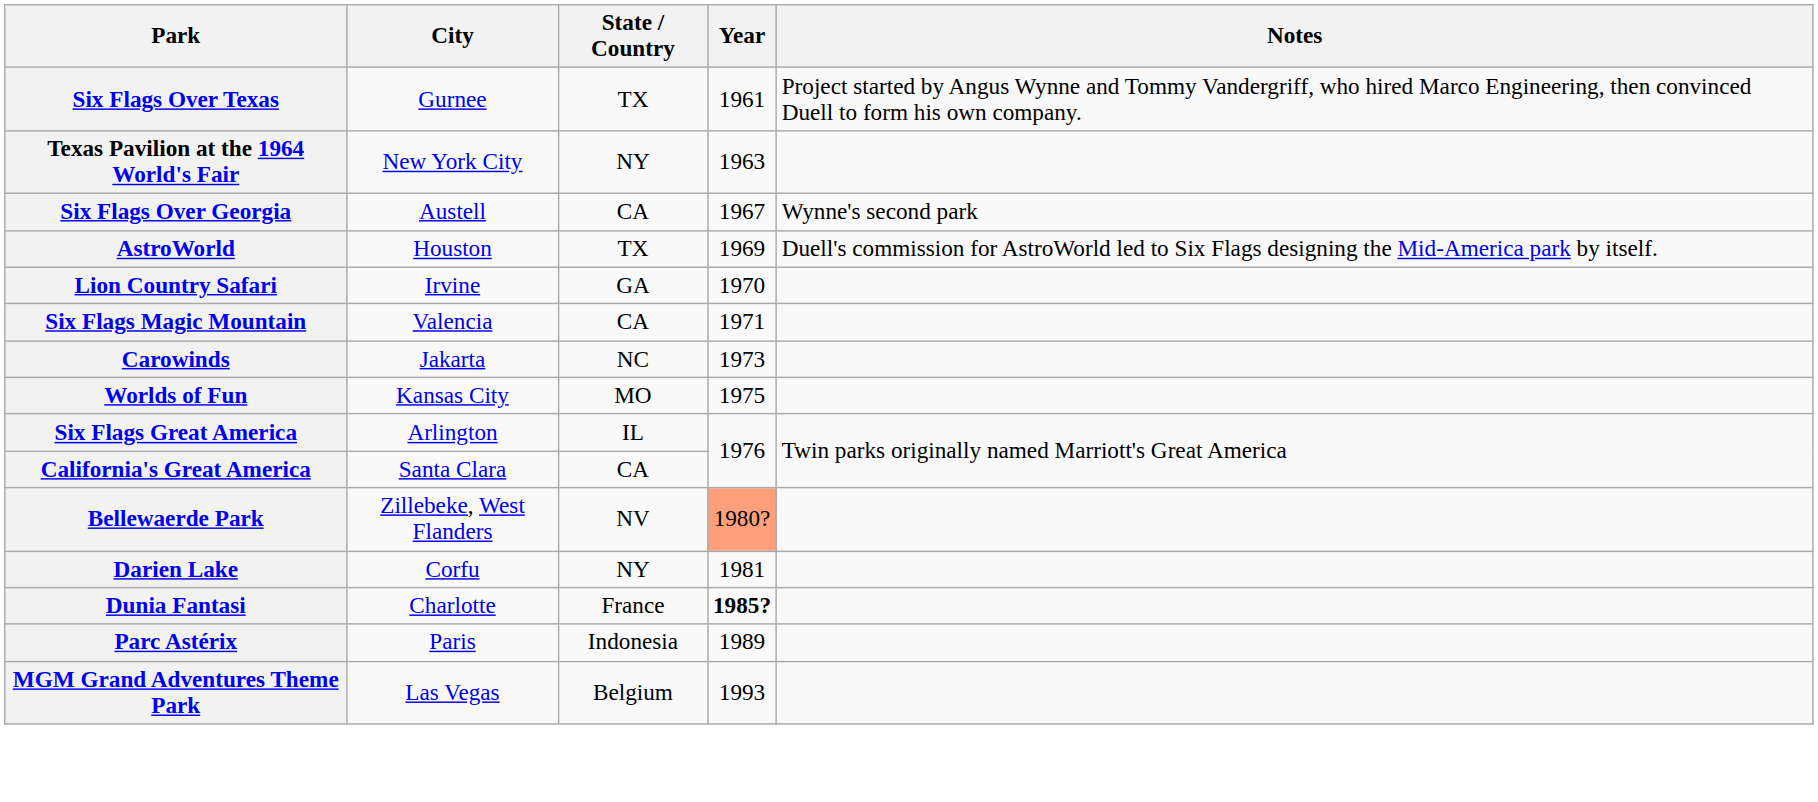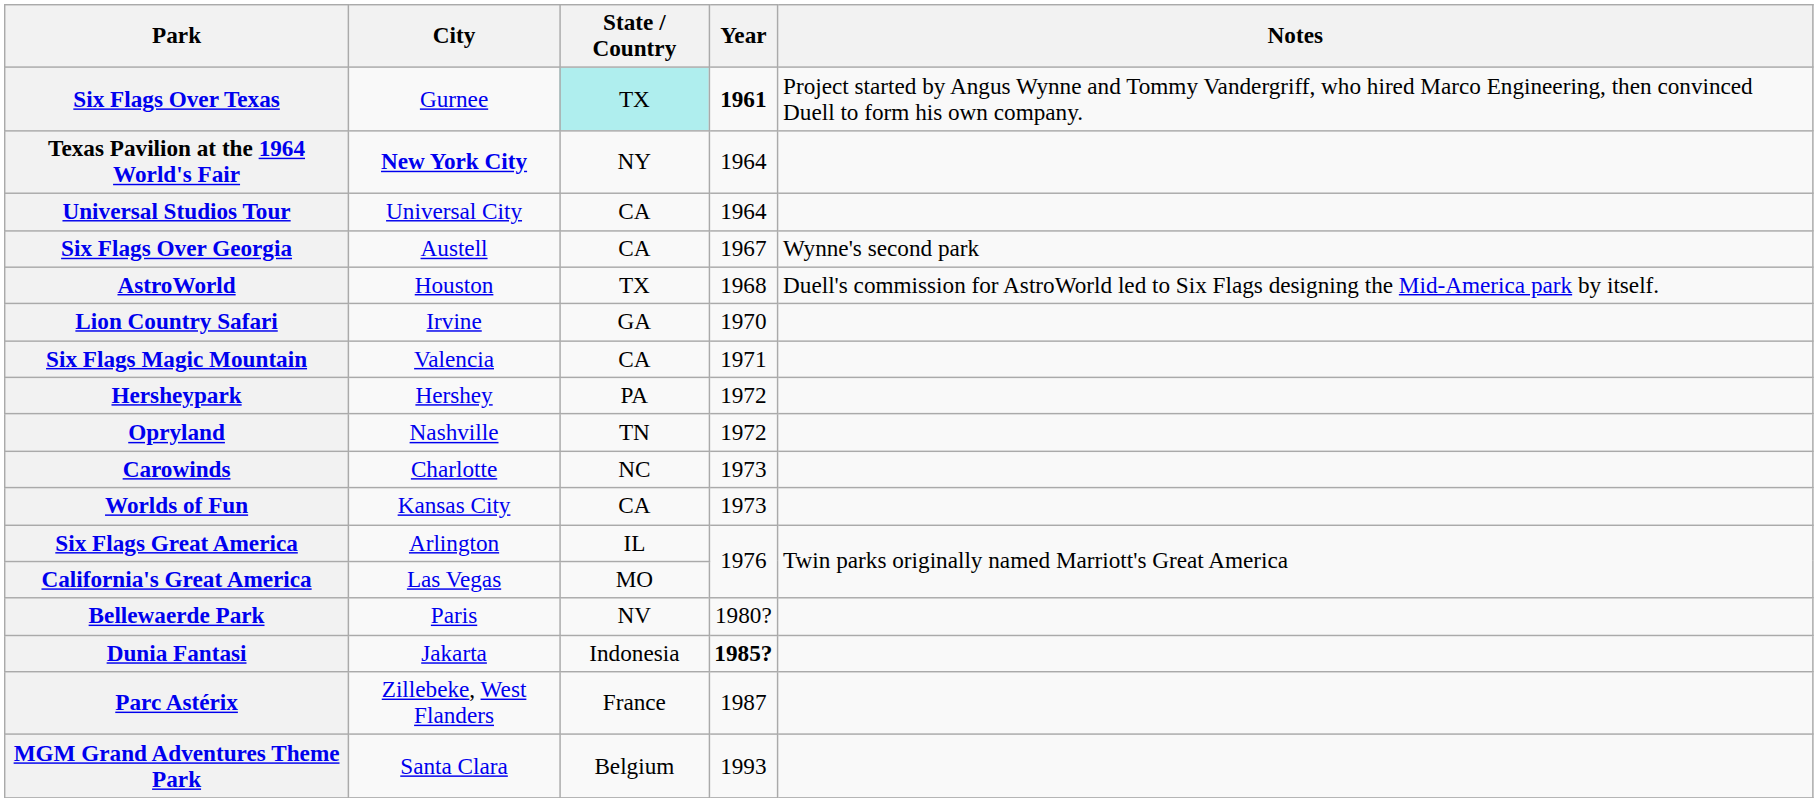(633, 98) no background -> (634, 98) paleturquoise background
(742, 98) normal -> (743, 98) bold
(453, 161) normal -> (454, 161) bold
(742, 161) 1963 -> (743, 161) 1964
+ row: (177, 211)
(742, 248) 1969 -> (743, 285) 1968
+ row: (177, 395)
+ row: (177, 432)
(453, 358) Jakarta -> (454, 469) Charlotte
(633, 395) MO -> (634, 505) CA
(742, 395) 1975 -> (743, 505) 1973
(453, 469) Santa Clara -> (454, 579) Las Vegas
(633, 469) CA -> (634, 579) MO
(453, 518) Zillebeke, West Flanders -> (454, 616) Paris
(742, 518) lightsalmon background -> (743, 616) no background
- row: (176, 568)
(453, 605) Charlotte -> (454, 653) Jakarta
(633, 605) France -> (634, 653) Indonesia
(453, 642) Paris -> (454, 702) Zillebeke, West Flanders
(633, 642) Indonesia -> (634, 702) France
(742, 642) 1989 -> (743, 702) 1987
(453, 692) Las Vegas -> (454, 765) Santa Clara
